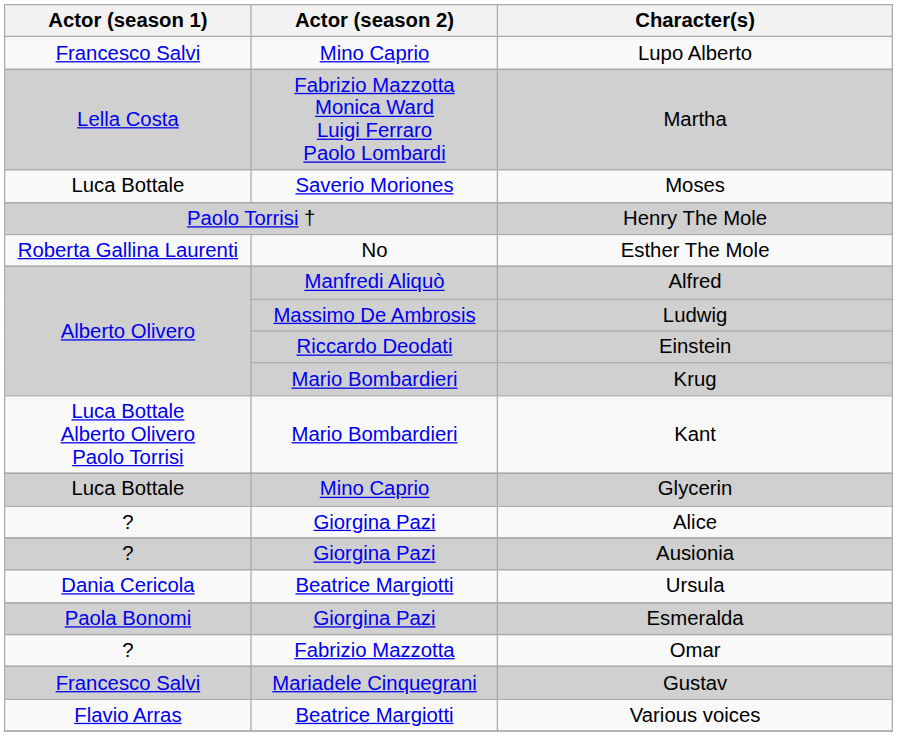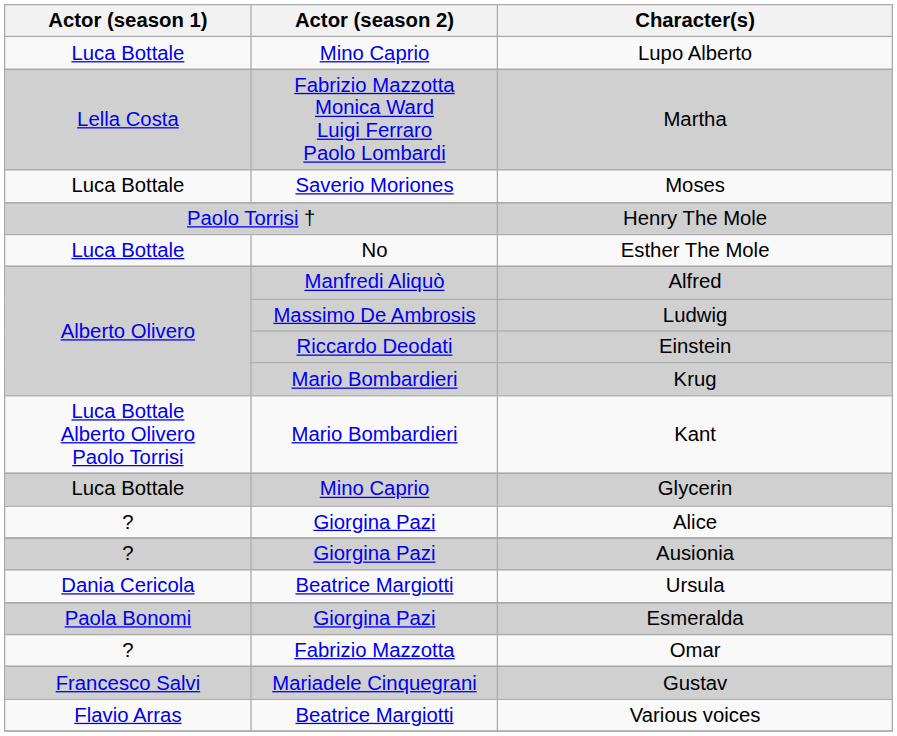(128, 52) Francesco Salvi -> (128, 52) Luca Bottale
(128, 250) Roberta Gallina Laurenti -> (128, 250) Luca Bottale
